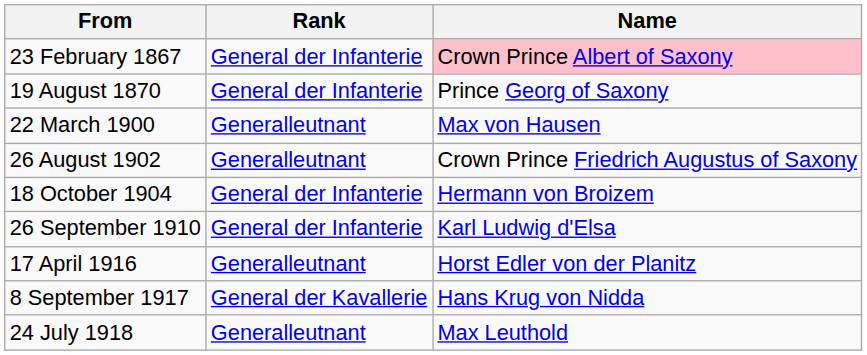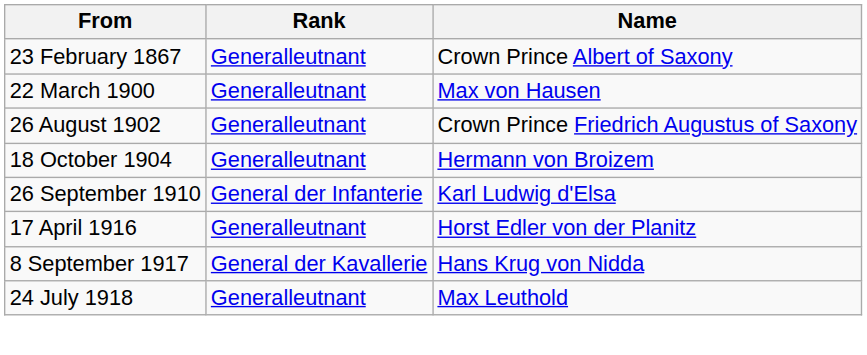(317, 56) General der Infanterie -> (288, 56) Generalleutnant
(585, 56) pink background -> (585, 56) no background
- row: (85, 90)
(317, 194) General der Infanterie -> (288, 159) Generalleutnant
